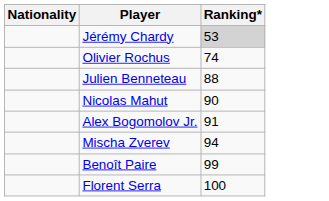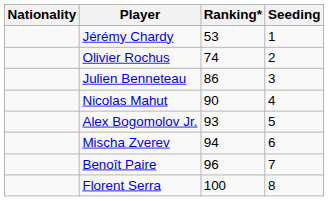+ column: (294, 15)
(211, 36) lightgrey background -> (211, 36) no background
(211, 79) 88 -> (211, 79) 86
(211, 121) 91 -> (211, 121) 93
(211, 164) 99 -> (211, 164) 96
